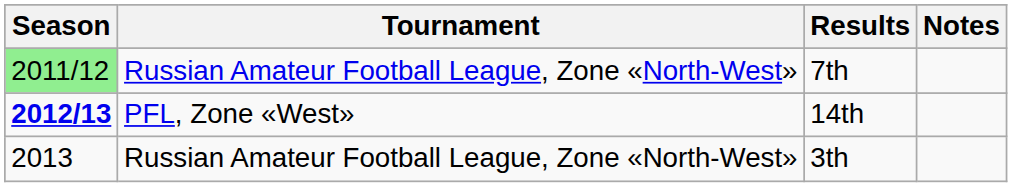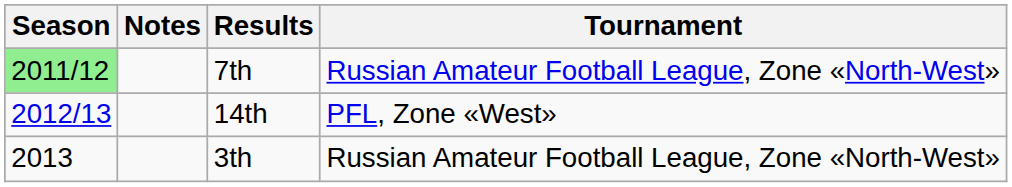columns swapped: (461, 26) <-> (961, 26)
(61, 114) bold -> (61, 114) normal
